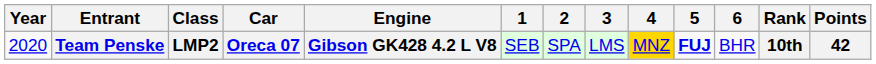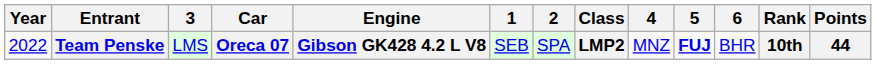columns swapped: (196, 18) <-> (607, 18)
(28, 45) 2020 -> (28, 45) 2022
(651, 45) gold background -> (651, 45) no background
(840, 45) 42 -> (840, 45) 44
